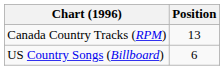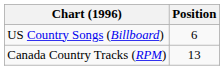rows swapped: (87, 34) <-> (86, 55)
